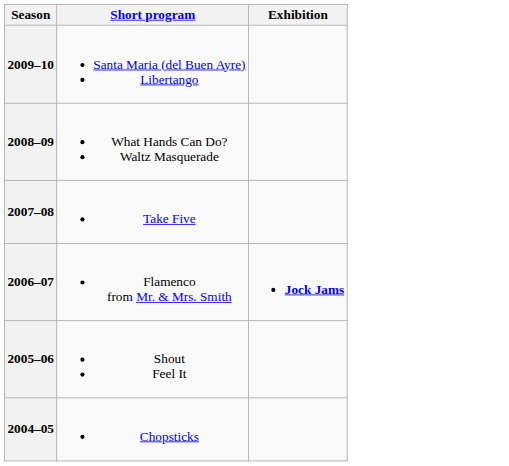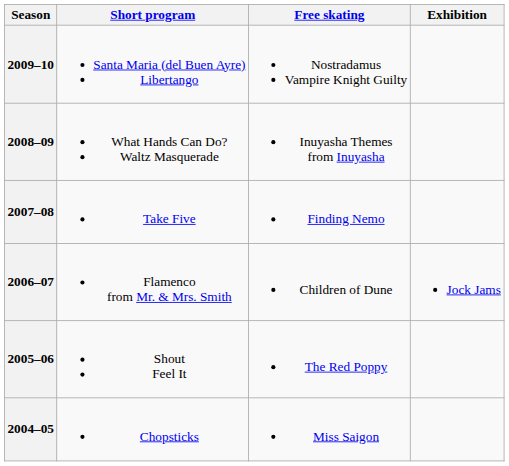+ column: (329, 15)
(298, 289) bold -> (457, 289) normal
